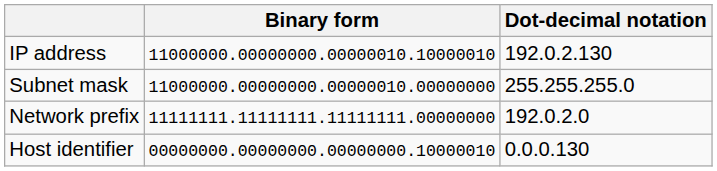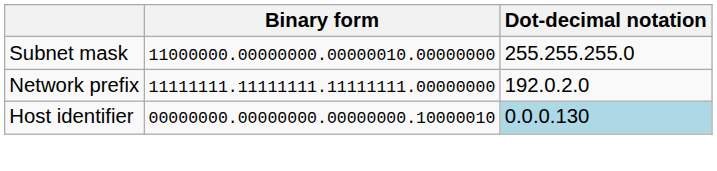- row: (58, 52)
(547, 149) no background -> (547, 117) lightblue background
